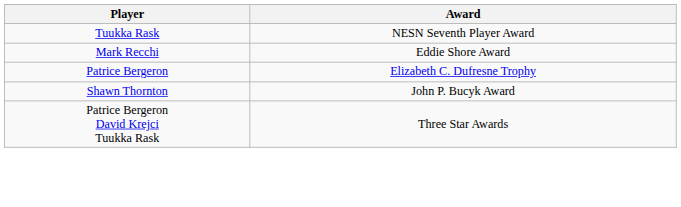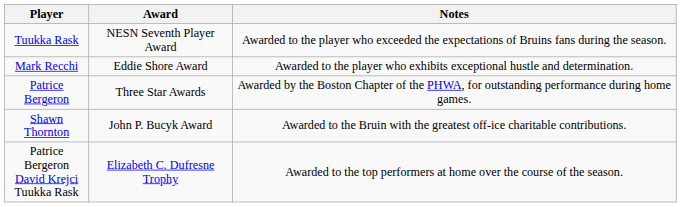+ column: (454, 14)
(463, 71) Elizabeth C. Dufresne Trophy -> (161, 92) Three Star Awards
(463, 124) Three Star Awards -> (161, 172) Elizabeth C. Dufresne Trophy
